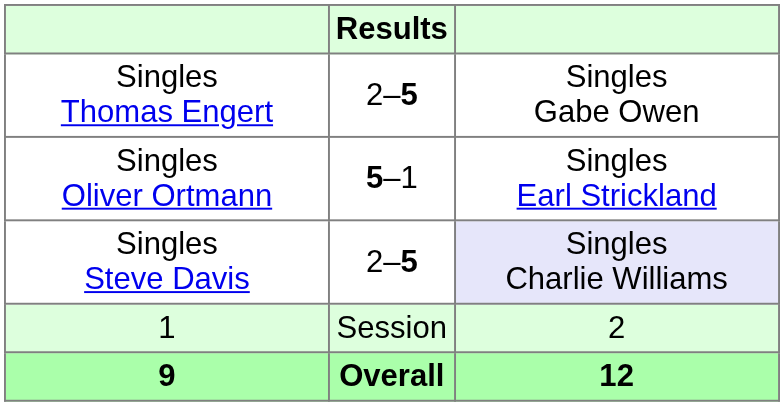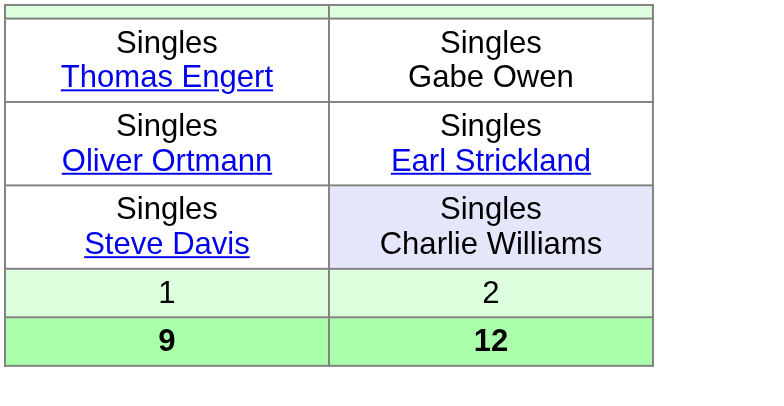- column: (392, 28)
